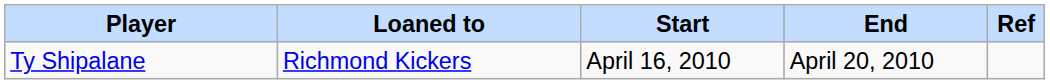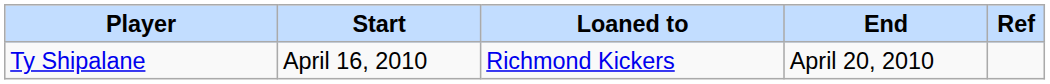columns swapped: (429, 23) <-> (683, 23)
